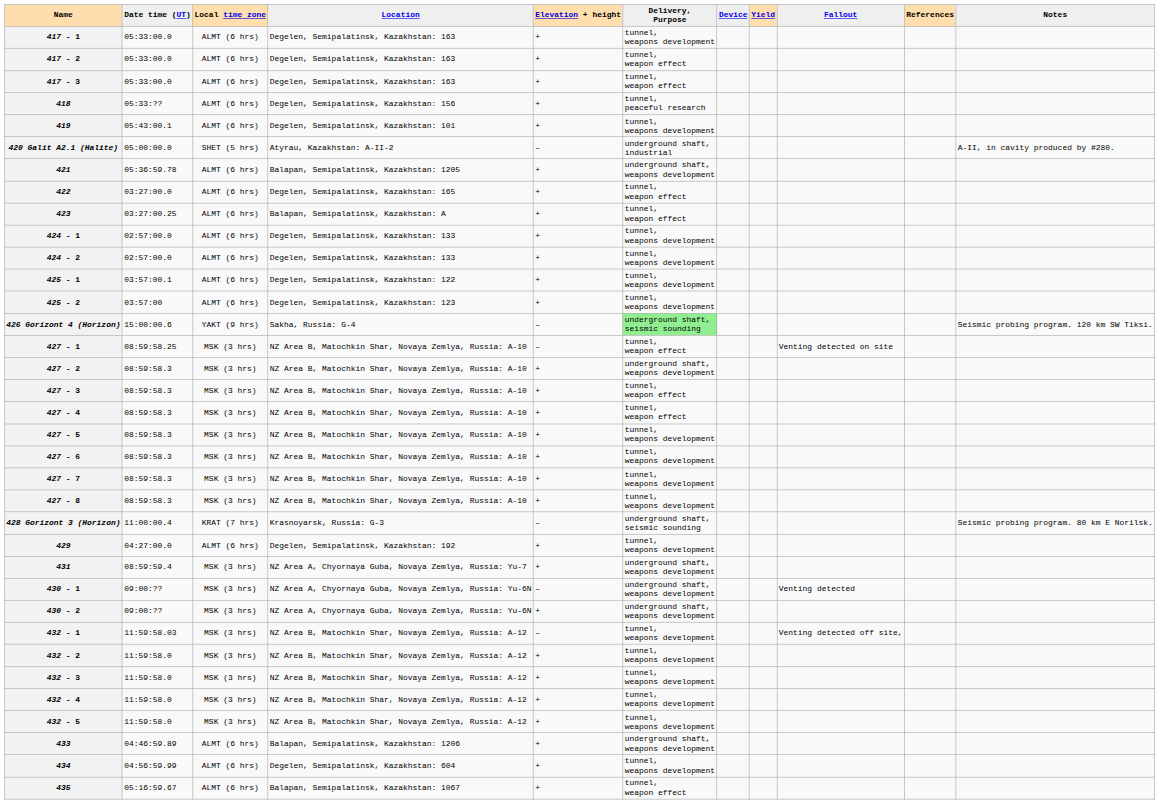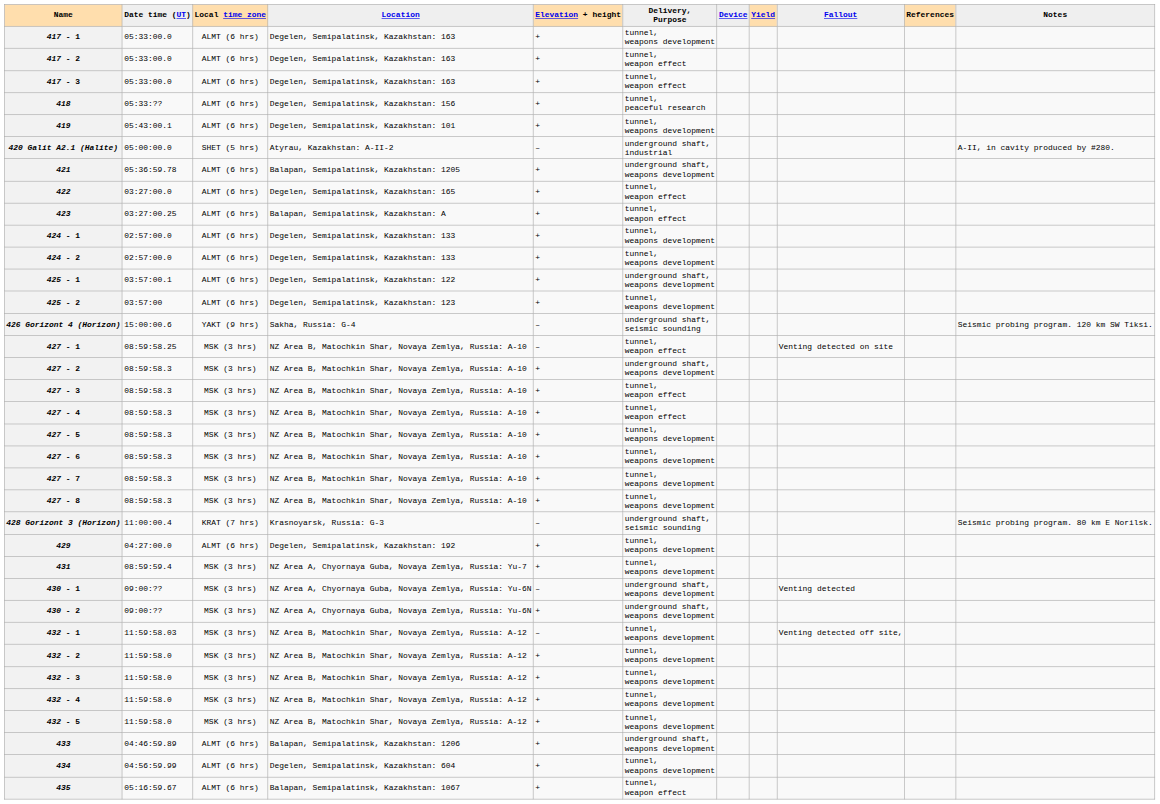(670, 280) tunnel, weapons development -> (670, 280) underground shaft, weapons development
(668, 324) lightgreen background -> (668, 324) no background
(670, 567) underground shaft, weapons development -> (670, 567) tunnel, weapons development
